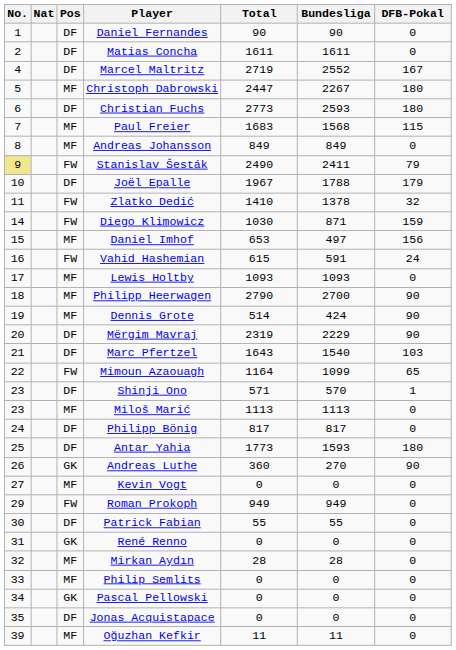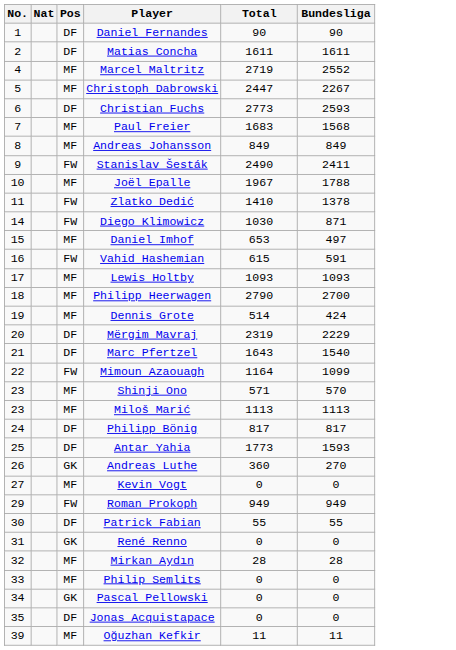- column: (413, 14)
(70, 70) DF -> (70, 70) MF
(18, 165) khaki background -> (18, 165) no background
(70, 184) DF -> (70, 184) MF
(70, 391) DF -> (70, 391) MF
